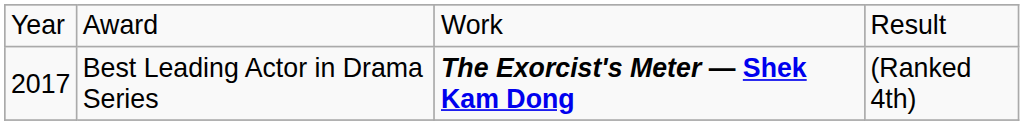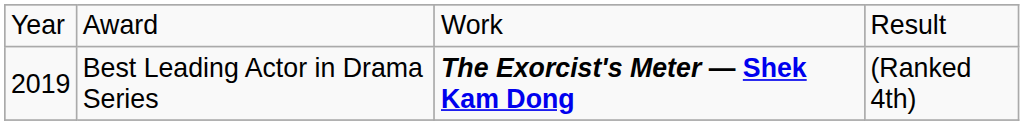(41, 83) 2017 -> (41, 83) 2019
